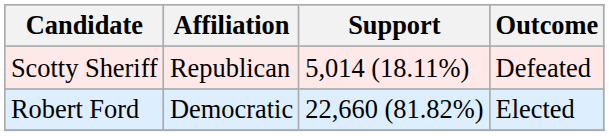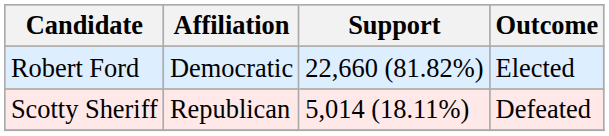rows swapped: (75, 109) <-> (84, 67)
